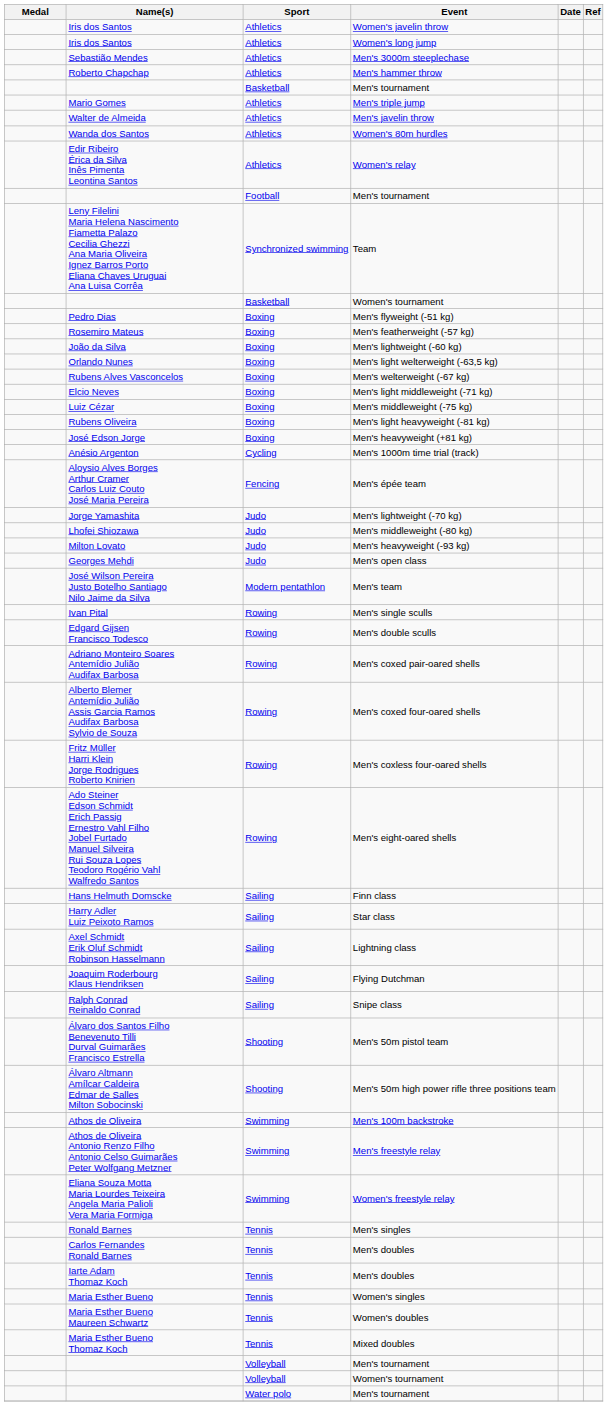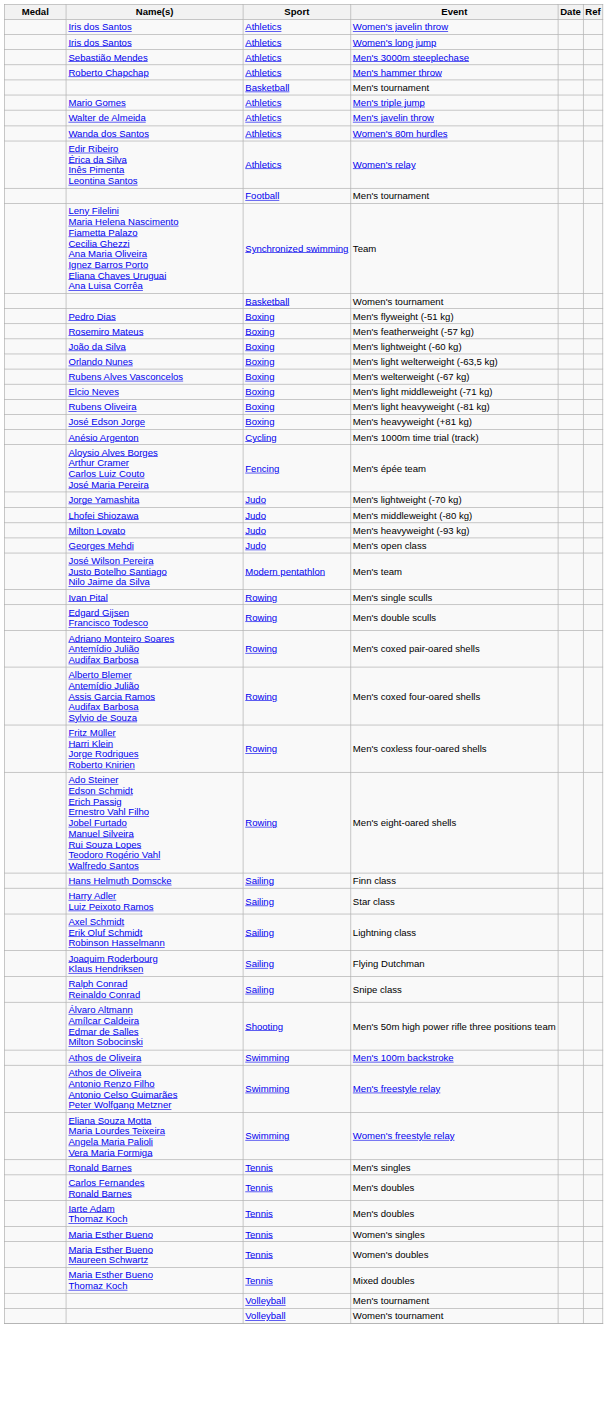- row: (260, 407)
- row: (264, 1042)
- row: (268, 1394)
